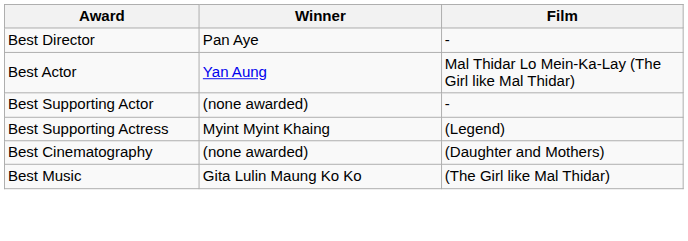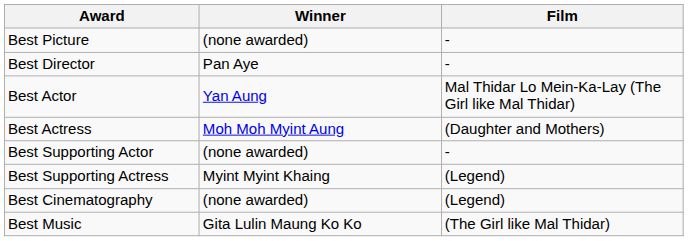+ row: (48, 40)
+ row: (50, 128)
(525, 152) (Daughter and Mothers) -> (475, 200) (Legend)
